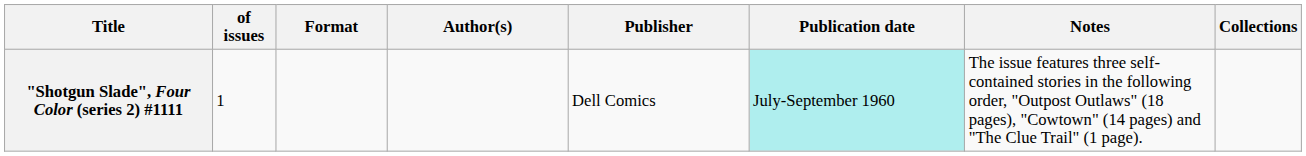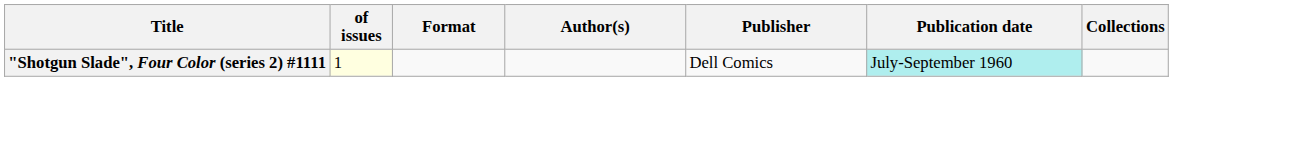- column: (1090, 27)
(220, 100) no background -> (338, 62) lightyellow background
